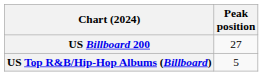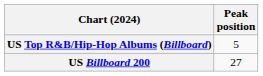rows swapped: (109, 44) <-> (109, 62)
